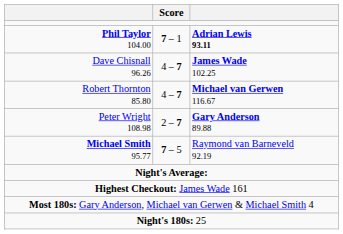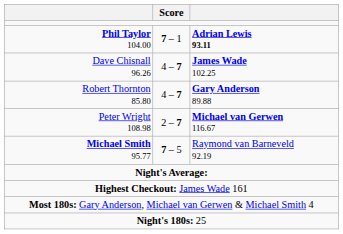(238, 94) Michael van Gerwen 116.67 -> (226, 94) Gary Anderson 89.88
(226, 122) Gary Anderson 89.88 -> (238, 122) Michael van Gerwen 116.67
